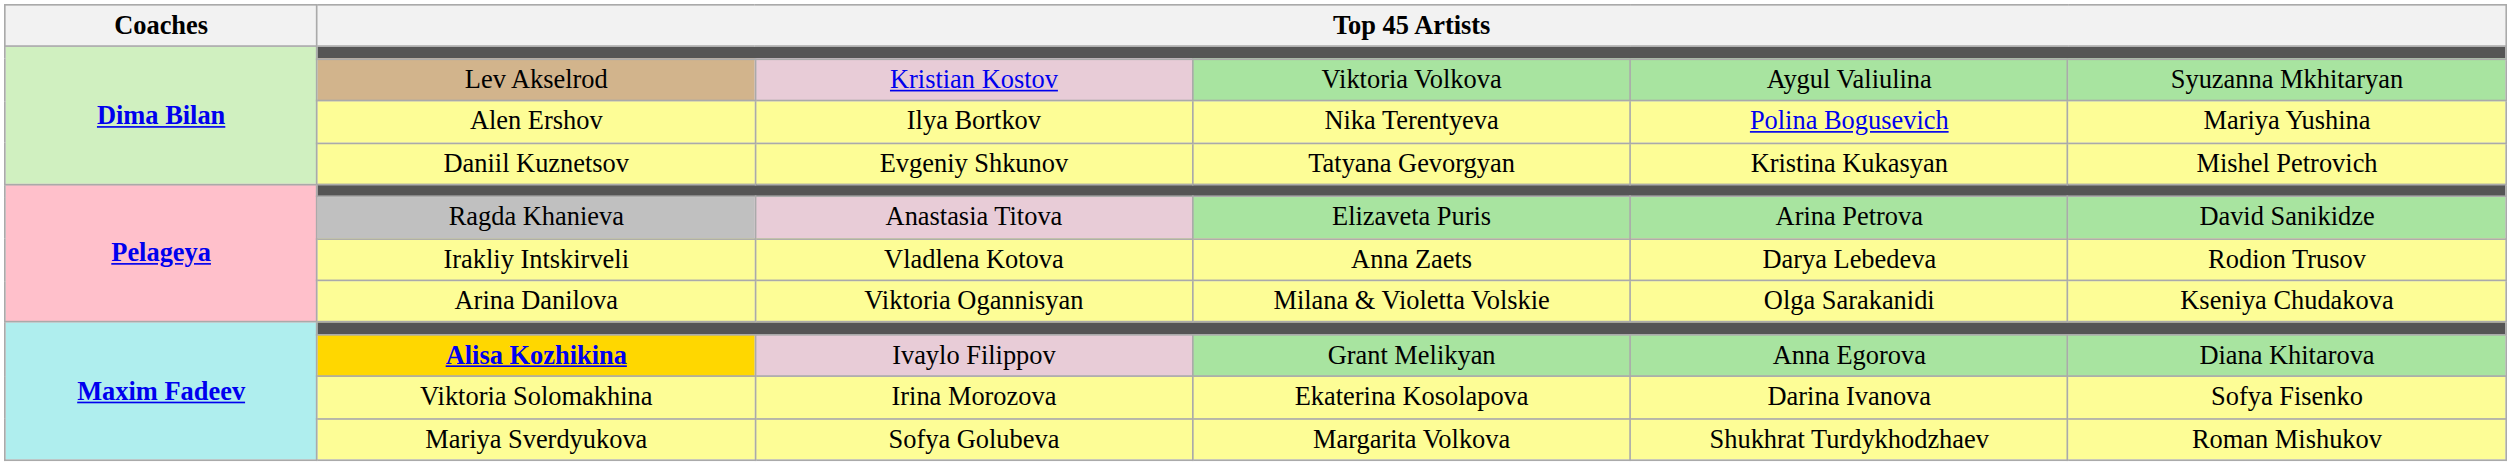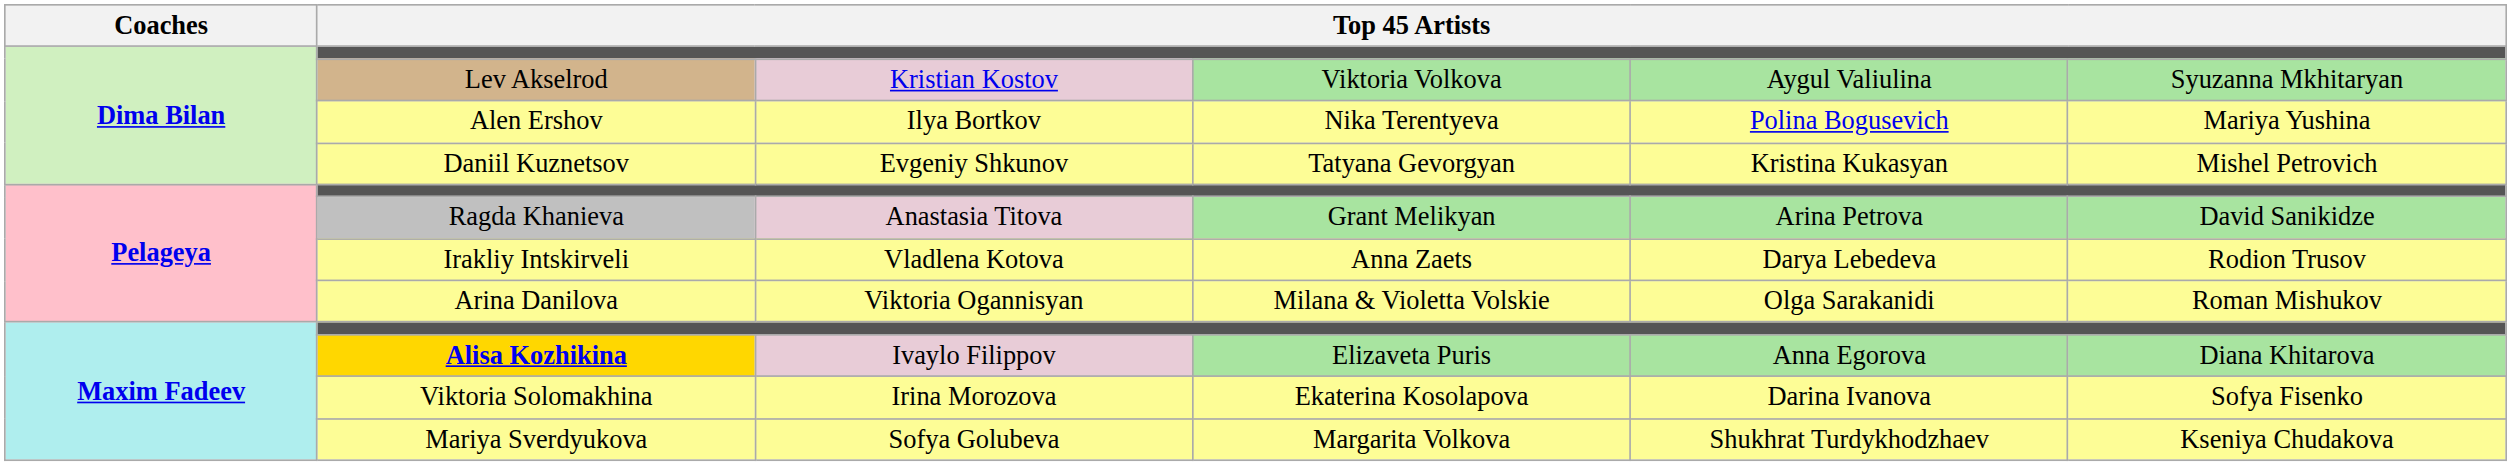(1412, 217) Elizaveta Puris -> (1412, 217) Grant Melikyan
(2287, 300) Kseniya Chudakova -> (2287, 300) Roman Mishukov
(1412, 355) Grant Melikyan -> (1412, 355) Elizaveta Puris
(2287, 438) Roman Mishukov -> (2287, 438) Kseniya Chudakova
